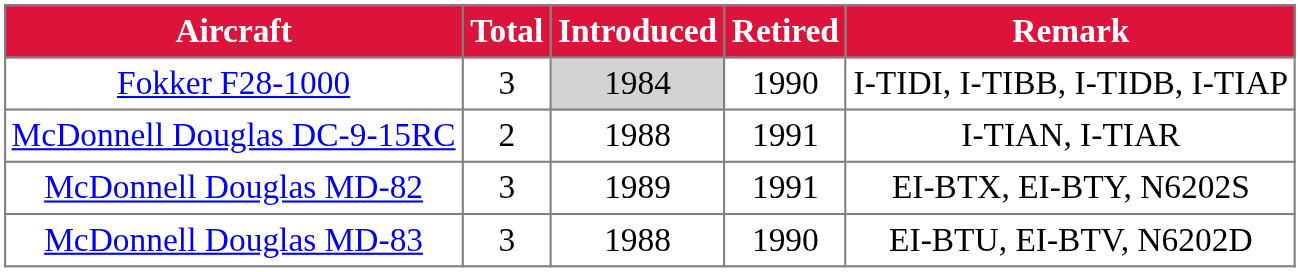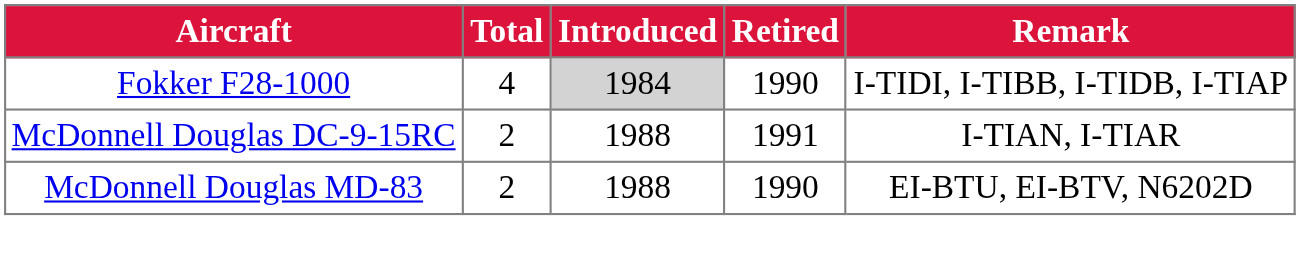(507, 82) 3 -> (507, 82) 4
- row: (234, 187)
(507, 239) 3 -> (507, 187) 2
